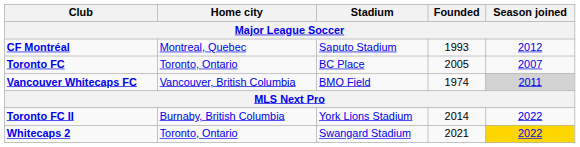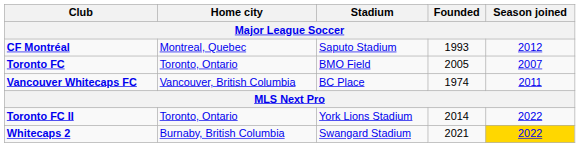(342, 64) BC Place -> (345, 64) BMO Field
(345, 82) BMO Field -> (342, 82) BC Place
(530, 82) lightgrey background -> (530, 82) no background
(222, 116) Burnaby, British Columbia -> (199, 116) Toronto, Ontario
(199, 133) Toronto, Ontario -> (222, 133) Burnaby, British Columbia
